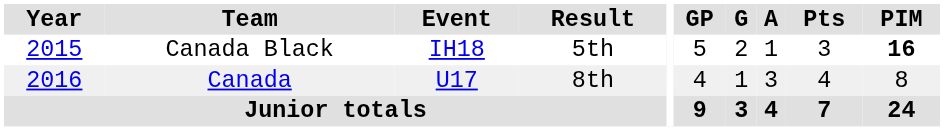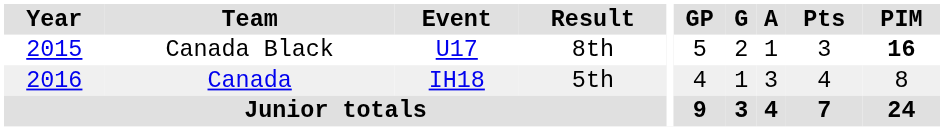(457, 50) IH18 -> (457, 50) U17
(593, 50) 5th -> (593, 50) 8th
(457, 80) U17 -> (457, 80) IH18
(593, 80) 8th -> (593, 80) 5th
